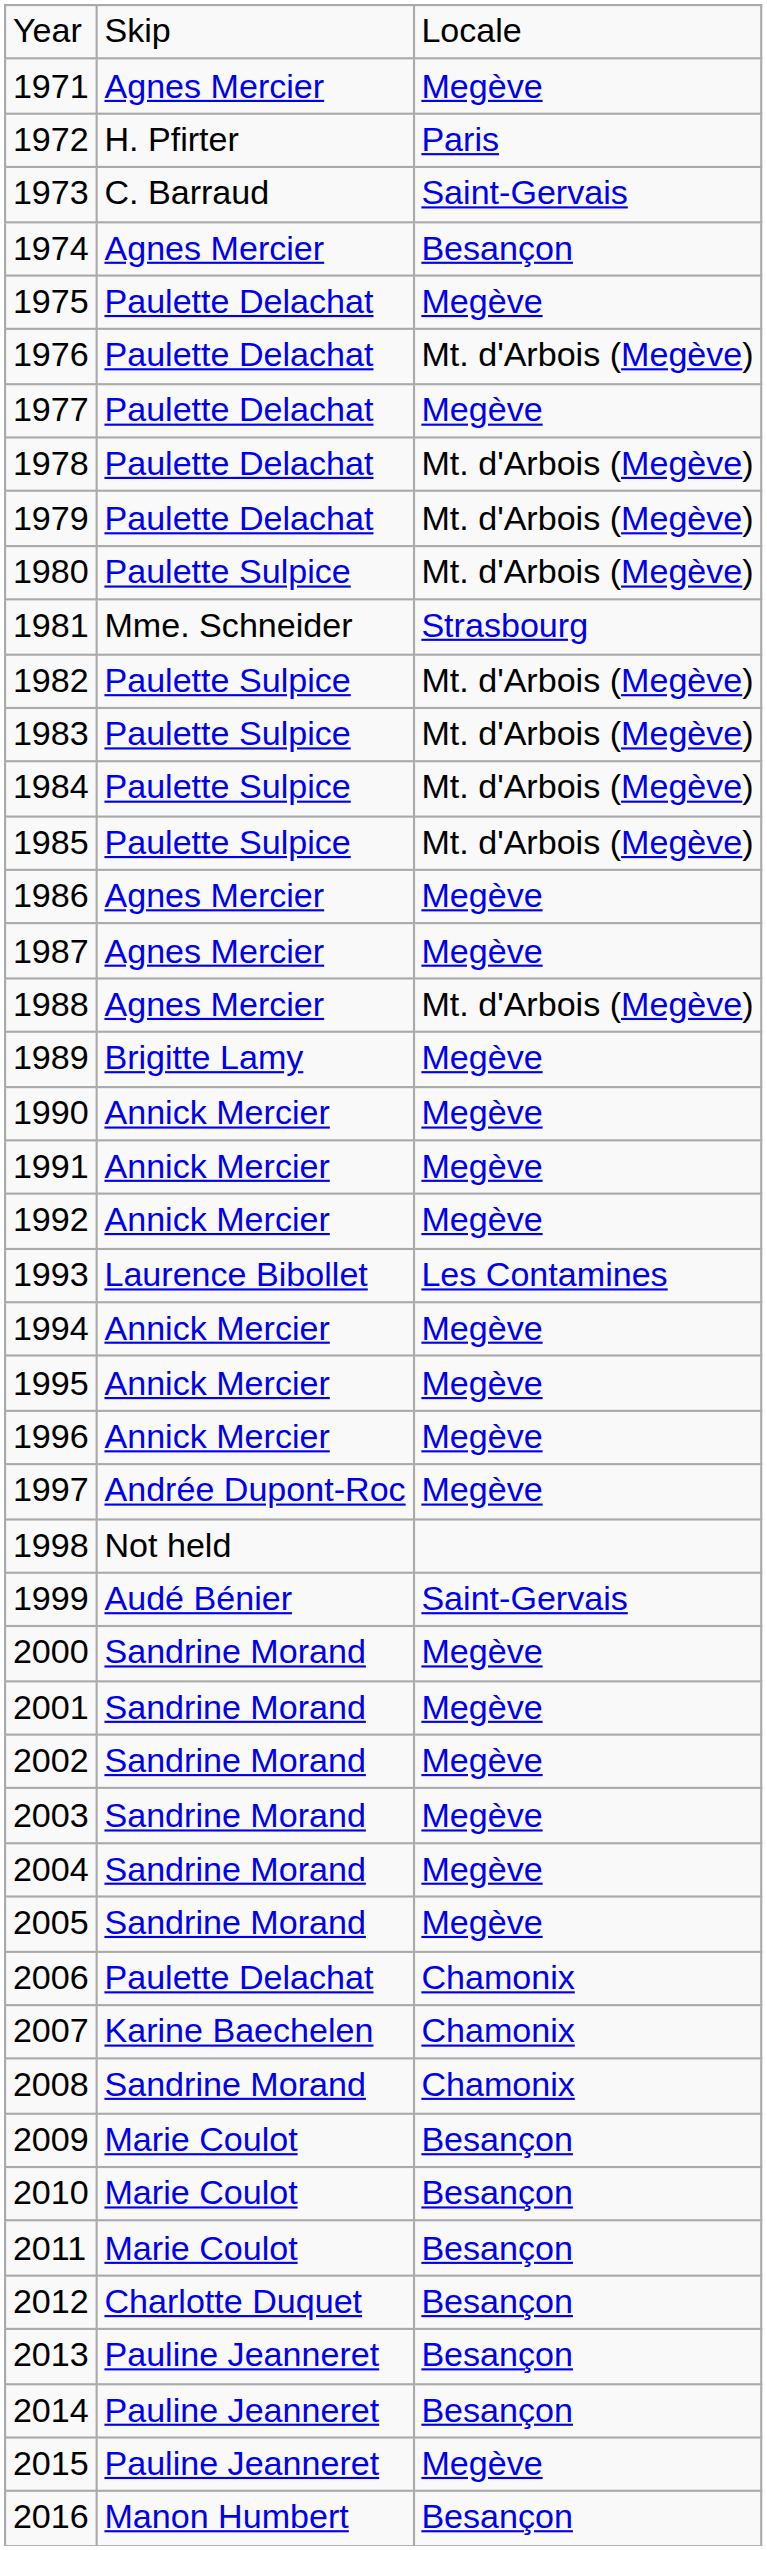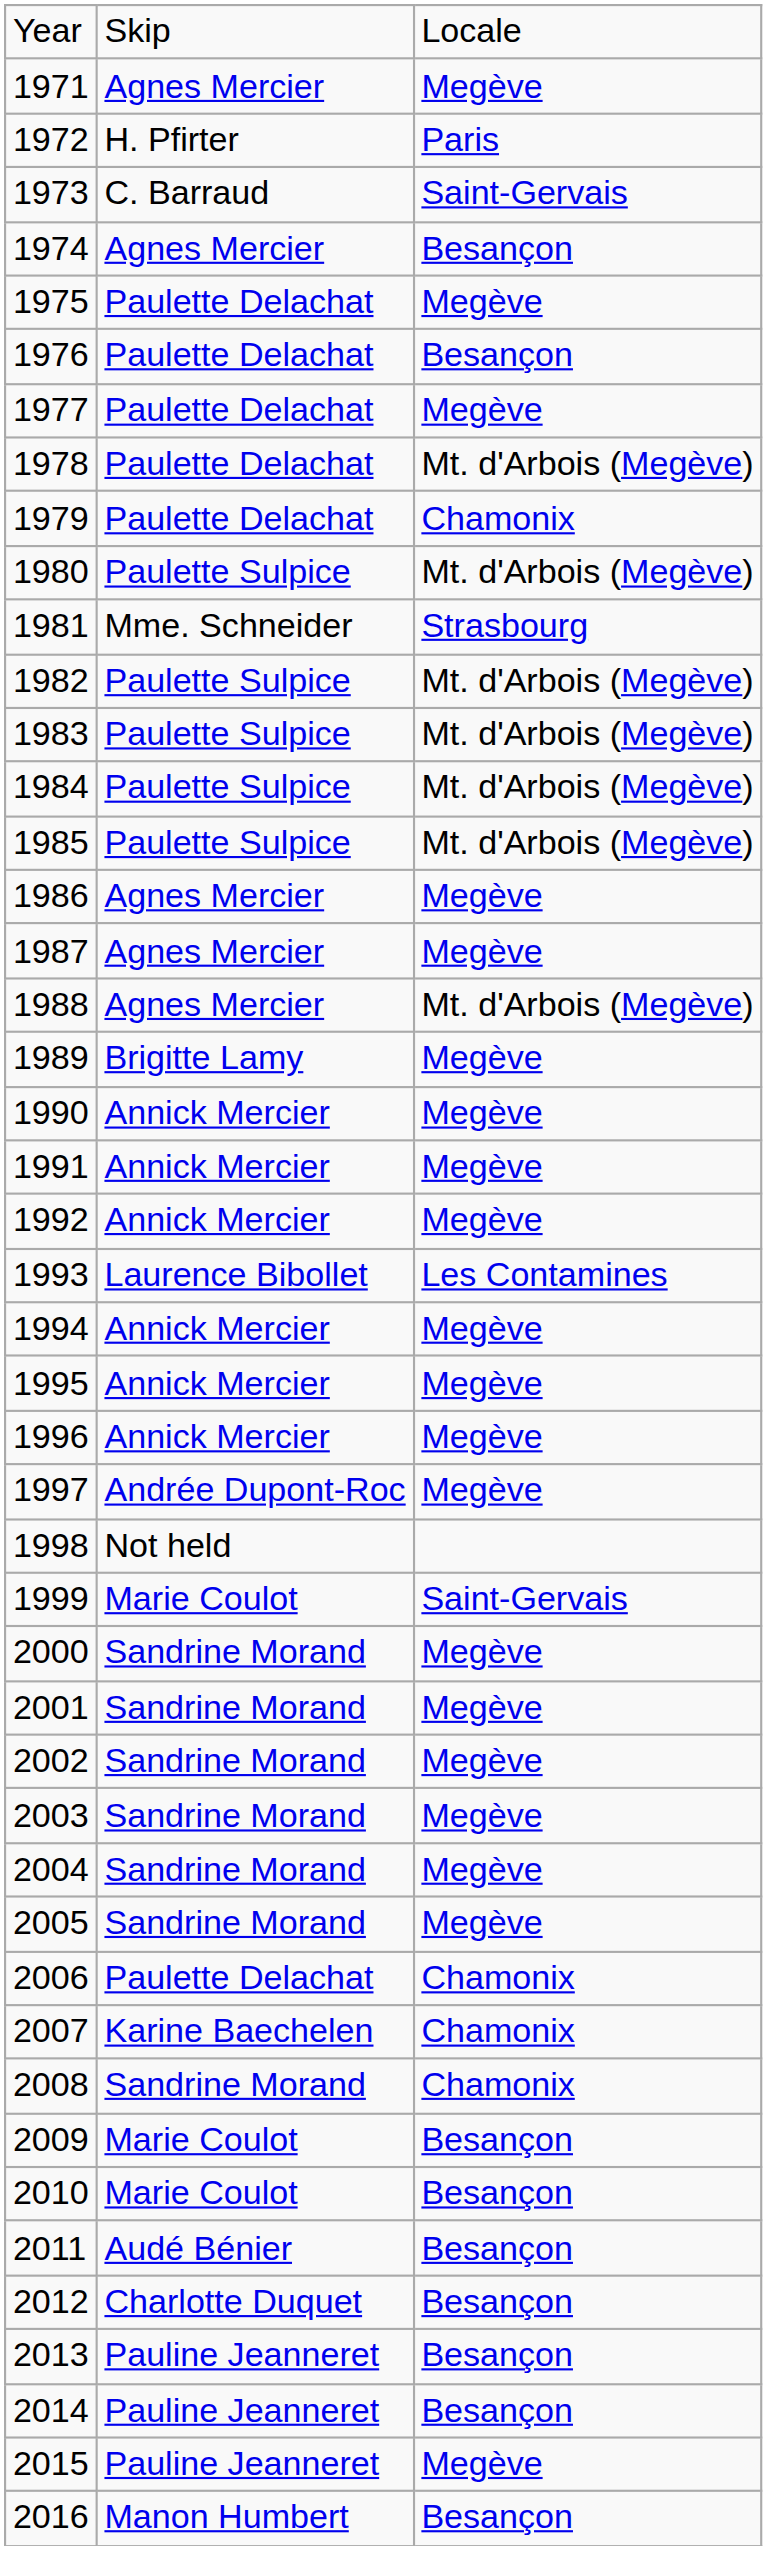(588, 355) Mt. d'Arbois (Megève) -> (497, 355) Besançon
(588, 517) Mt. d'Arbois (Megève) -> (498, 517) Chamonix
(198, 1598) Audé Bénier -> (201, 1598) Marie Coulot
(201, 2247) Marie Coulot -> (198, 2247) Audé Bénier
